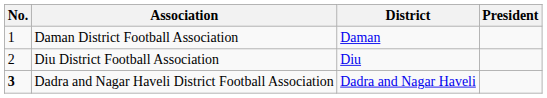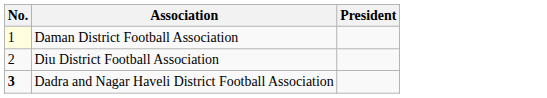- column: (408, 15)
(11, 37) no background -> (11, 37) lightyellow background
